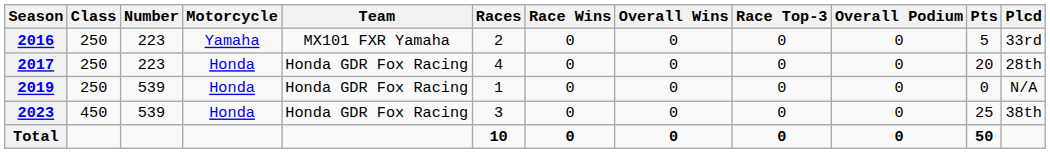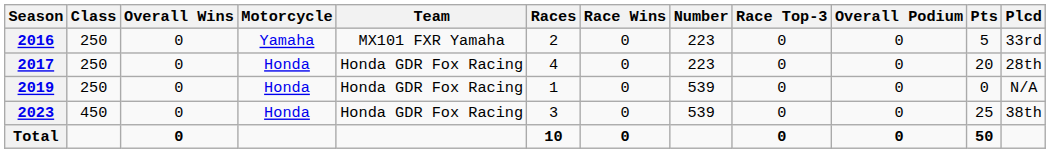columns swapped: (151, 17) <-> (674, 17)
